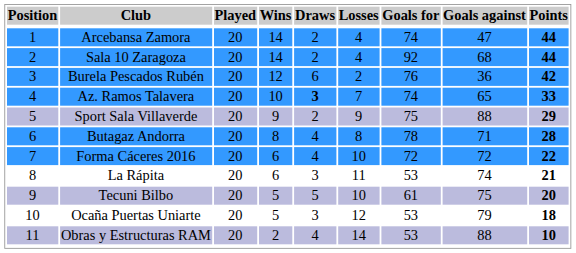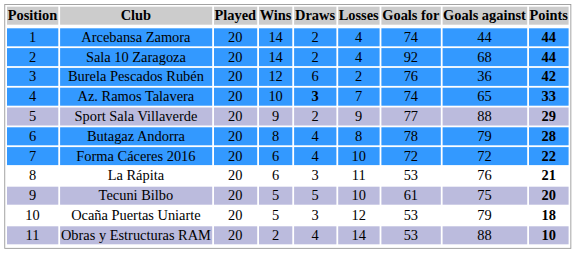(484, 37) 47 -> (484, 37) 44
(411, 116) 75 -> (411, 116) 77
(484, 136) 71 -> (484, 136) 79
(484, 175) 74 -> (484, 175) 76
